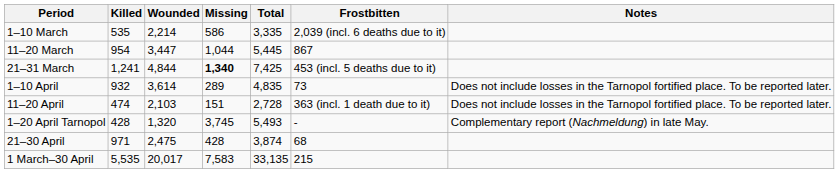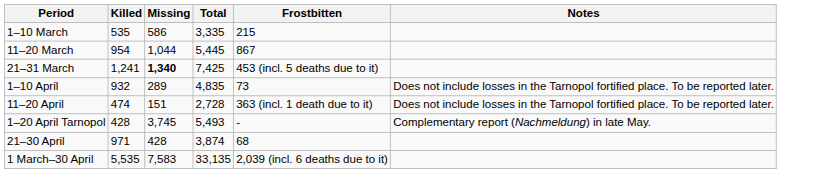- column: (174, 13)
(370, 31) 2,039 (incl. 6 deaths due to it) -> (246, 31) 215
(303, 159) 215 -> (312, 159) 2,039 (incl. 6 deaths due to it)
